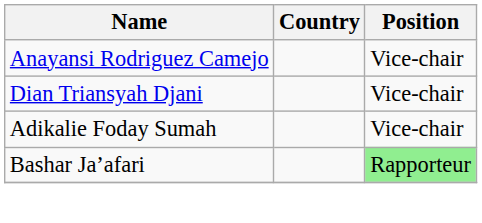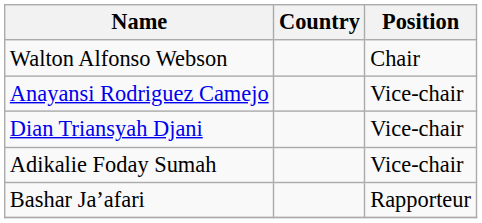+ row: (119, 57)
(421, 164) lightgreen background -> (421, 199) no background
